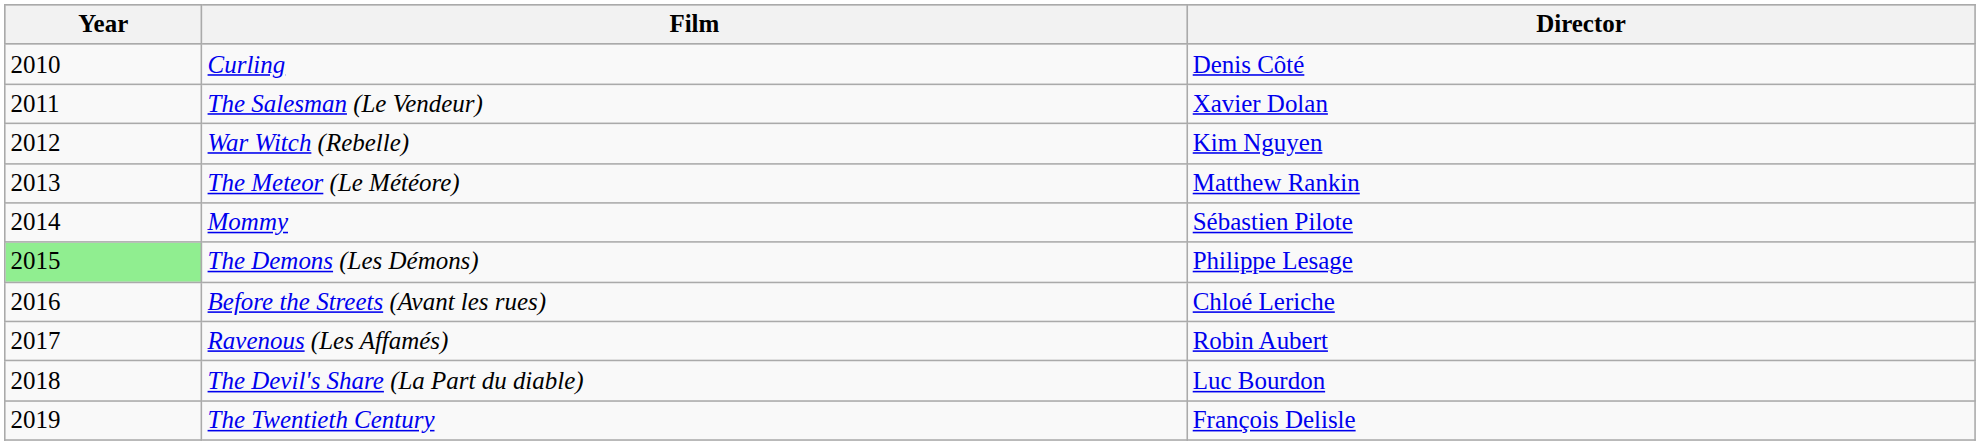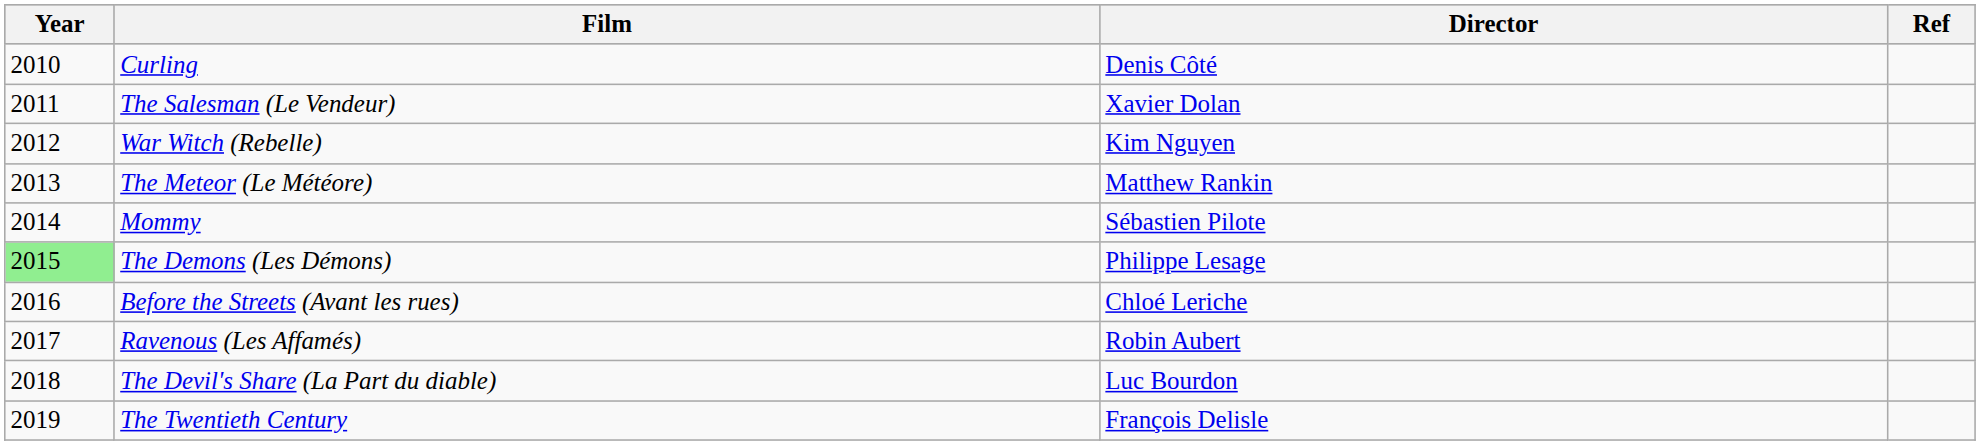+ column: (1931, 24)
